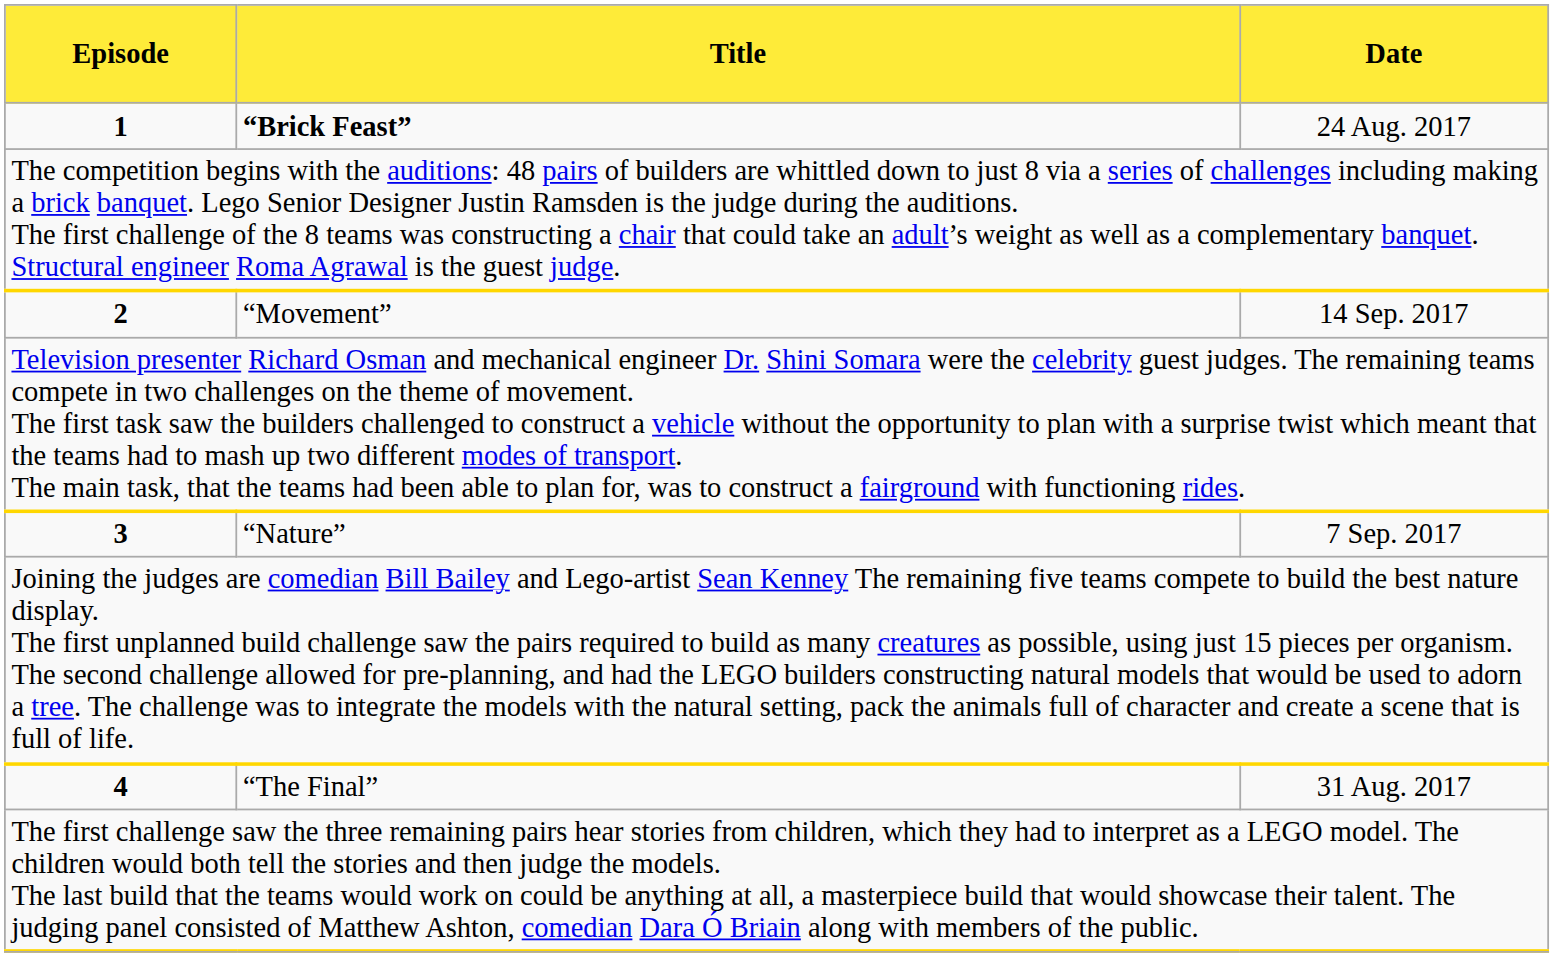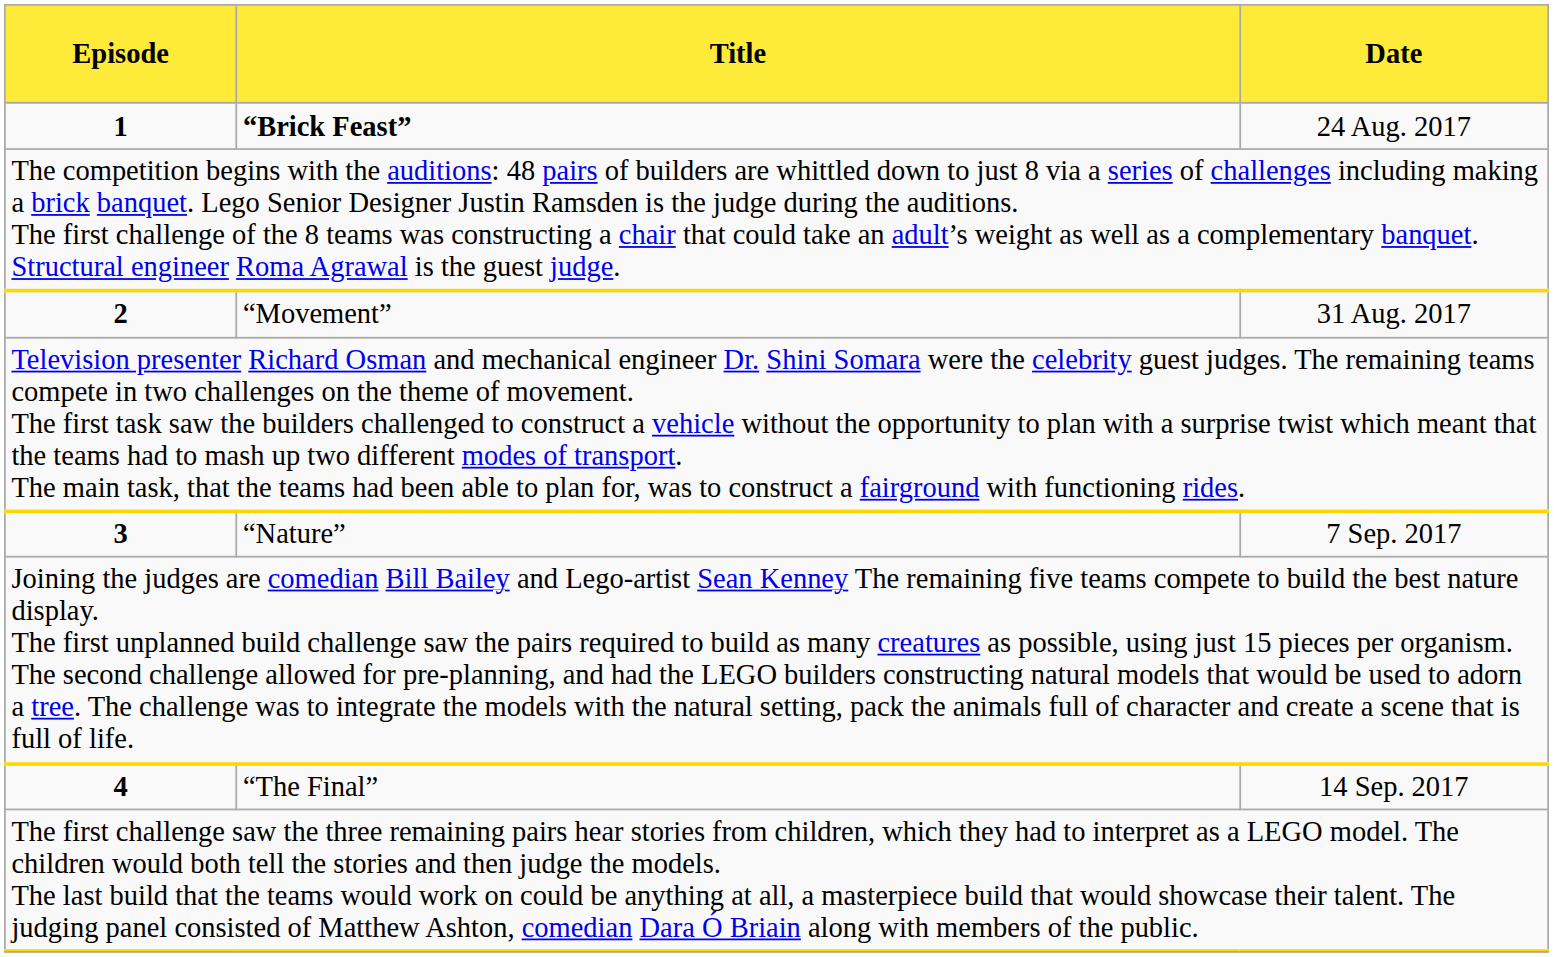(1394, 313) 14 Sep. 2017 -> (1394, 313) 31 Aug. 2017
(1394, 786) 31 Aug. 2017 -> (1394, 786) 14 Sep. 2017
